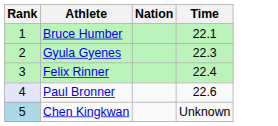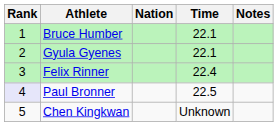+ column: (253, 14)
(205, 53) 22.3 -> (205, 53) 22.1
(205, 92) 22.6 -> (205, 92) 22.5
(22, 111) lightblue background -> (22, 111) no background
